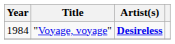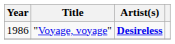(18, 30) 1984 -> (18, 30) 1986
